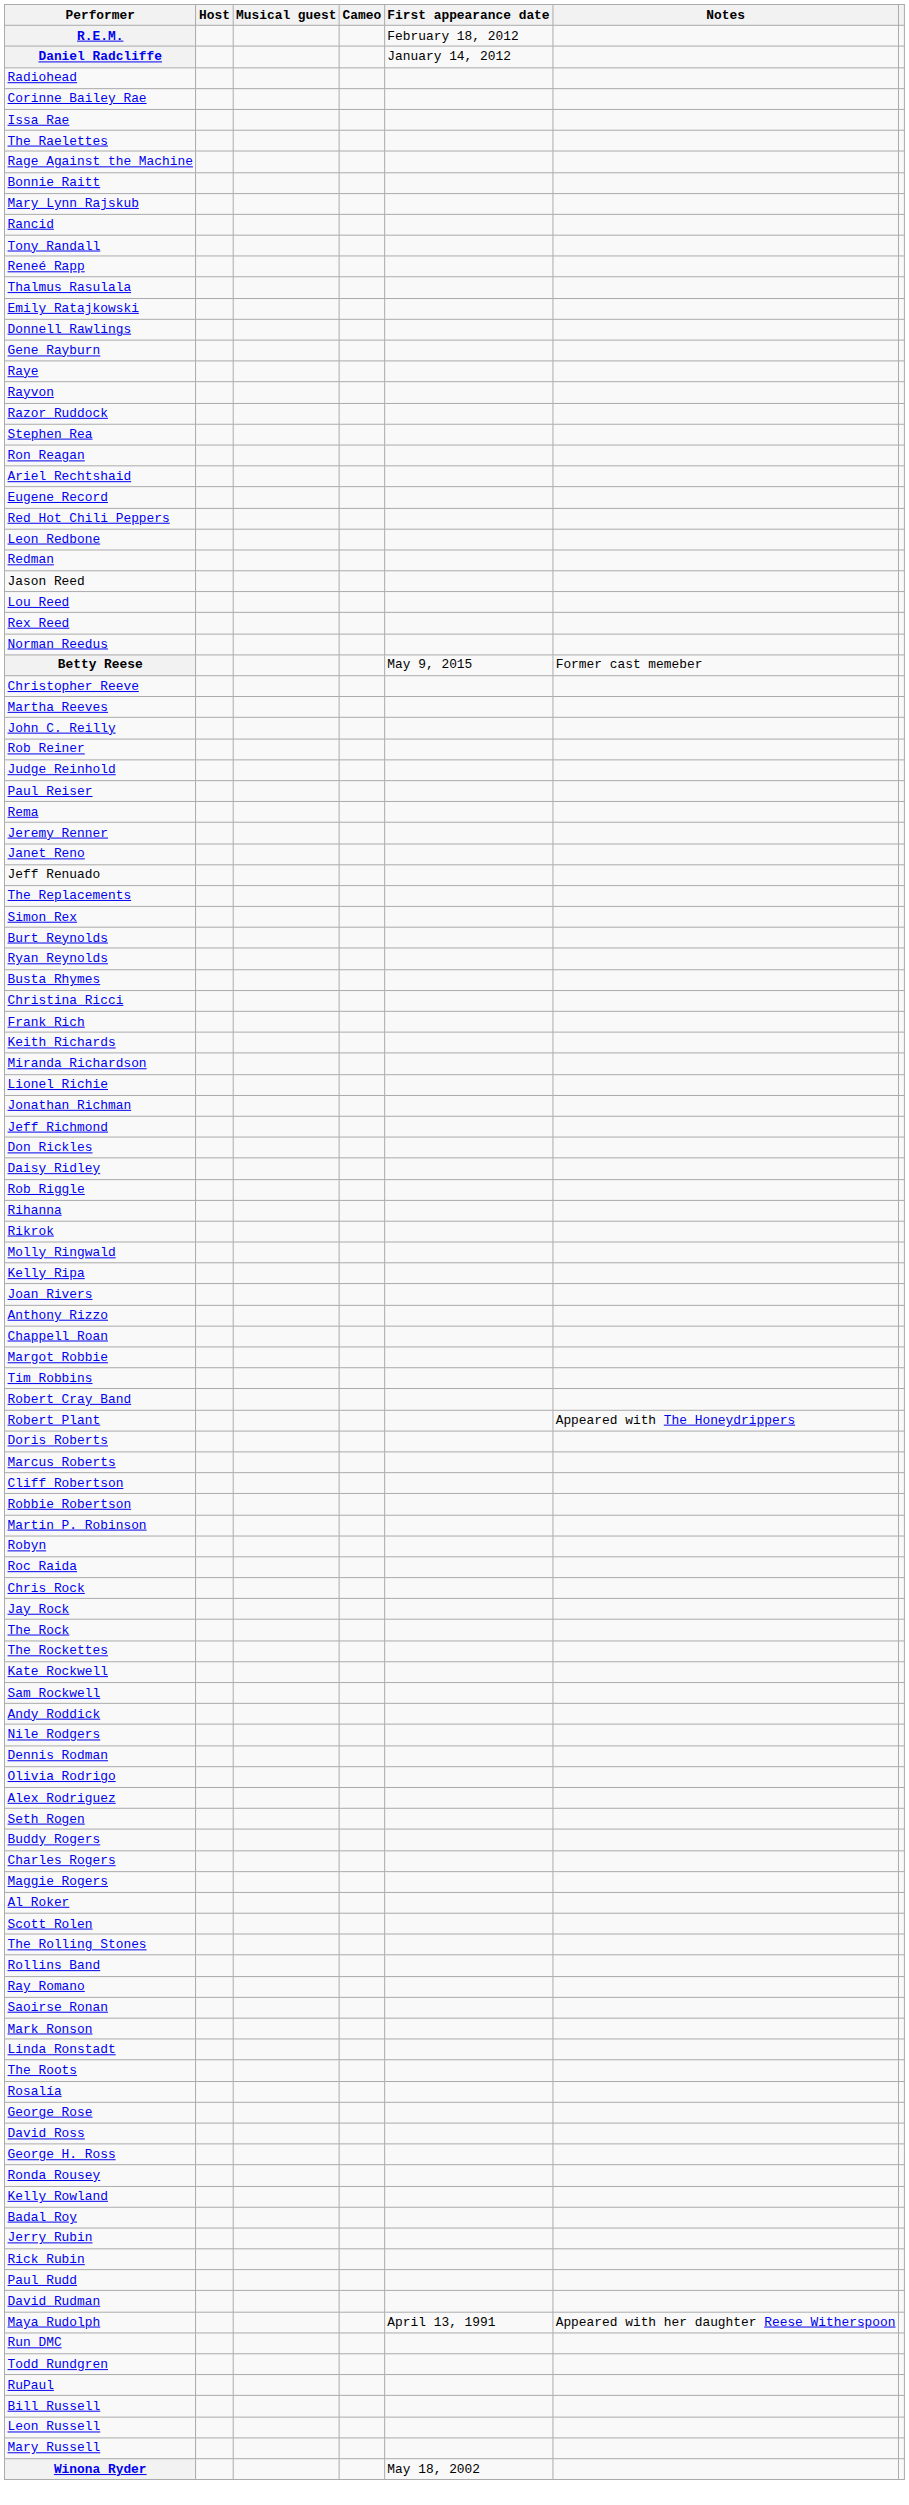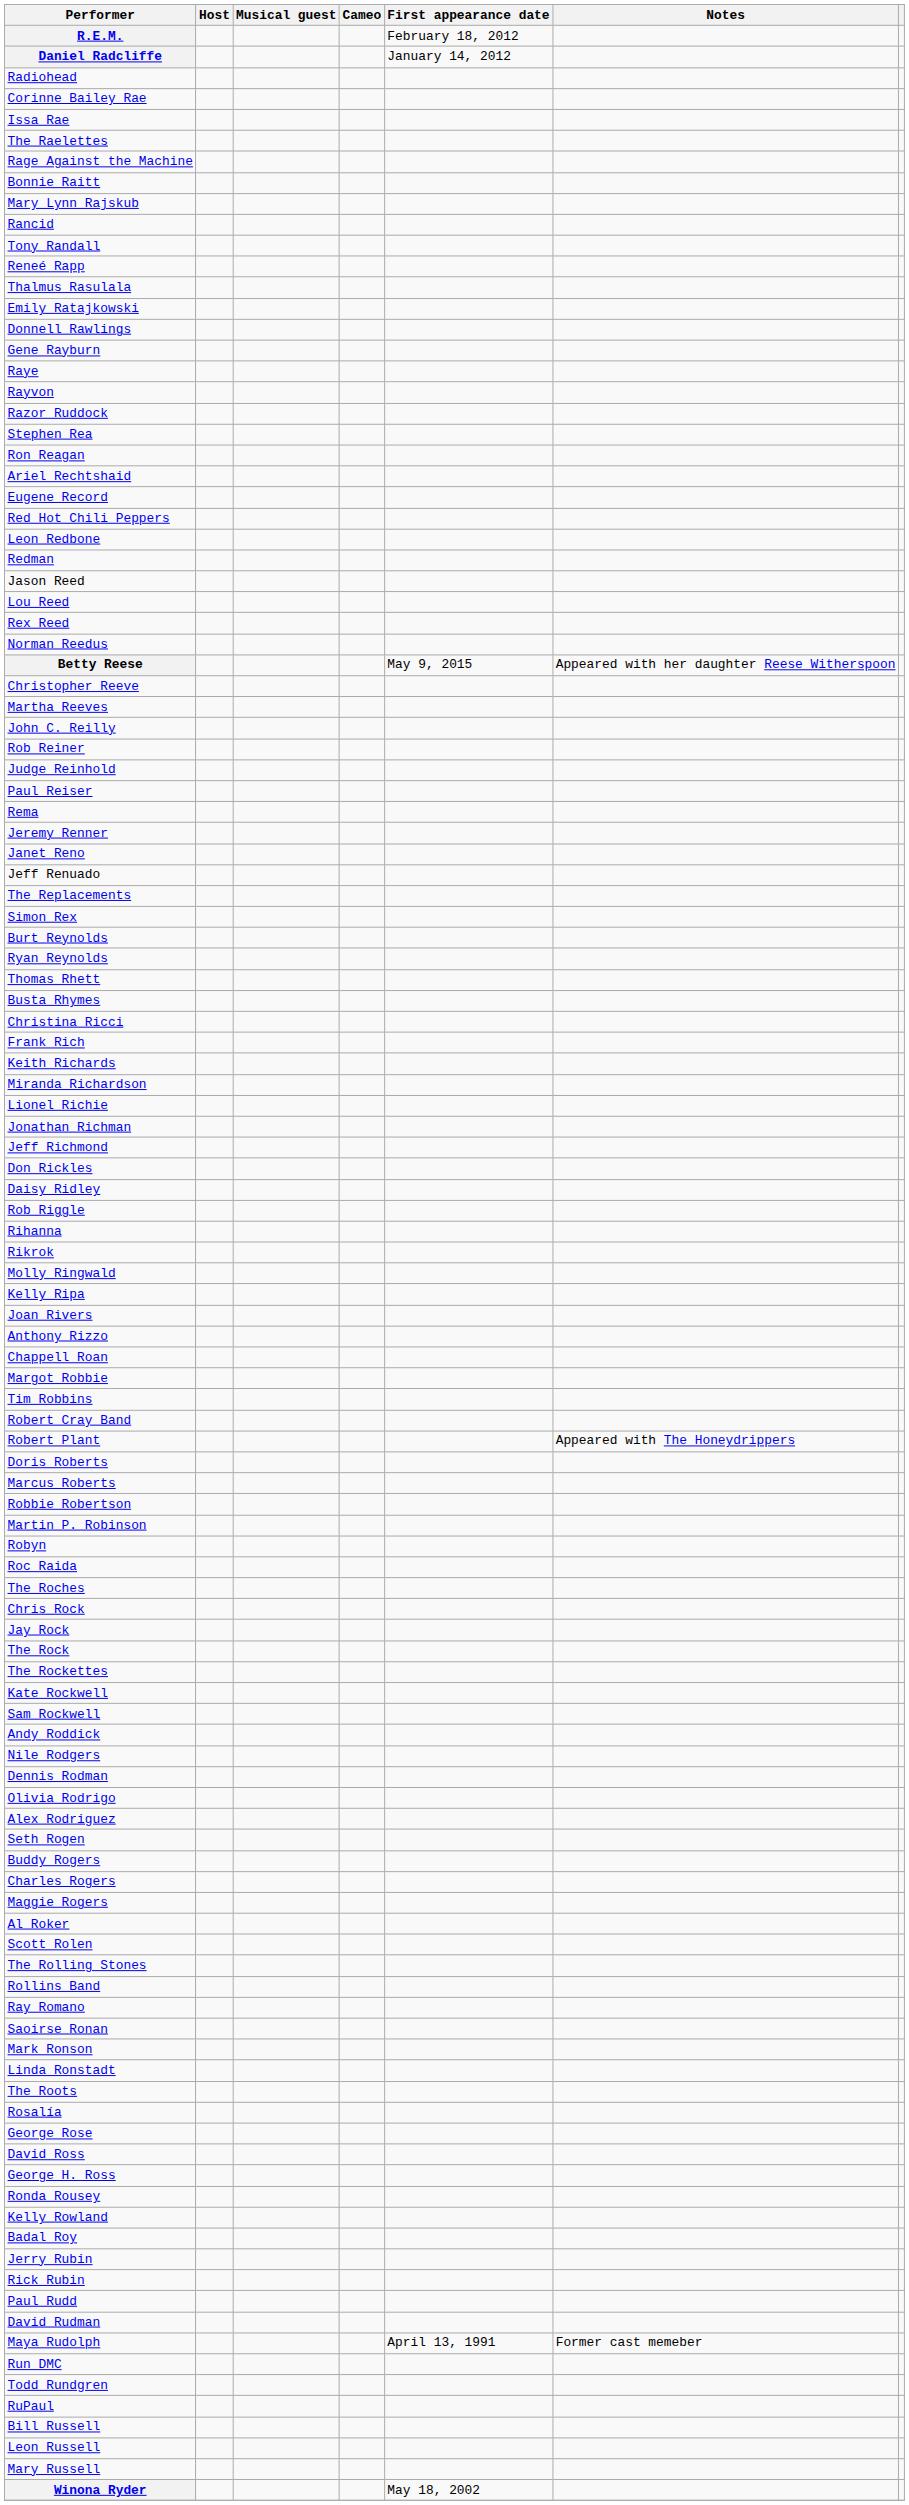(629, 665) Former cast memeber -> (726, 665) Appeared with her daughter Reese Witherspoon
+ row: (54, 980)
- row: (65, 1483)
+ row: (46, 1588)
(726, 2322) Appeared with her daughter Reese Witherspoon -> (629, 2343) Former cast memeber
